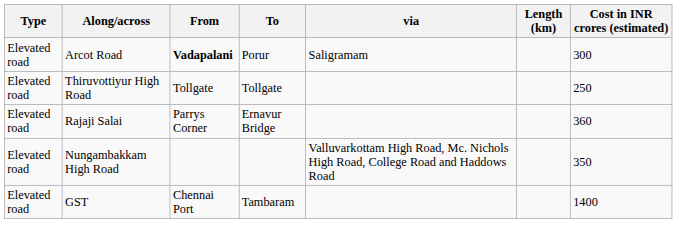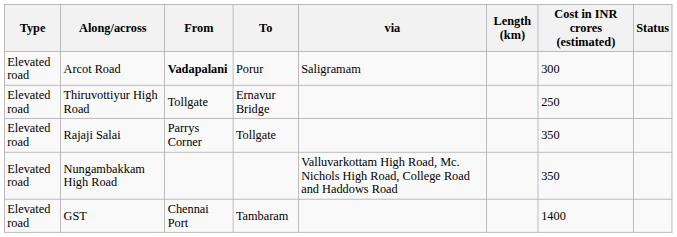+ column: (653, 28)
(262, 87) Tollgate -> (256, 101) Ernavur Bridge
(262, 121) Ernavur Bridge -> (256, 135) Tollgate
(582, 121) 360 -> (550, 135) 350
